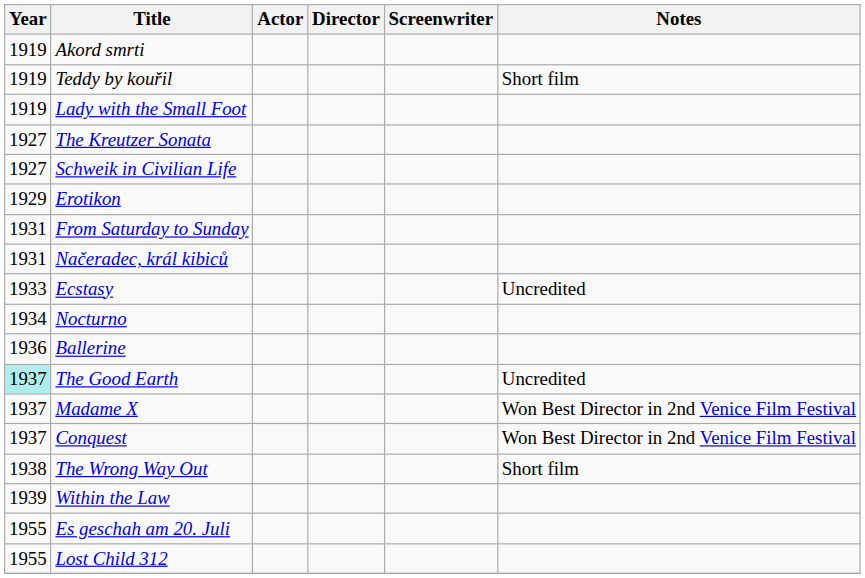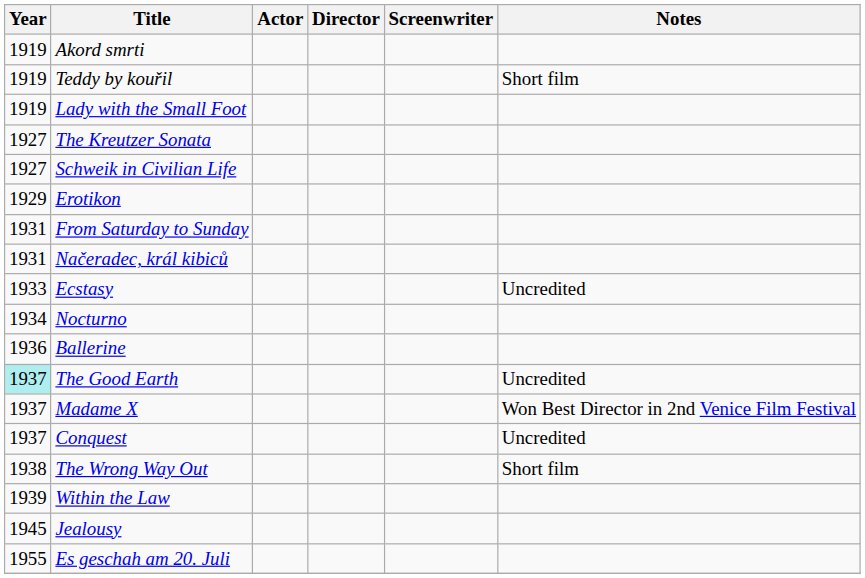(679, 438) Won Best Director in 2nd Venice Film Festival -> (544, 438) Uncredited
+ row: (88, 528)
- row: (112, 558)
